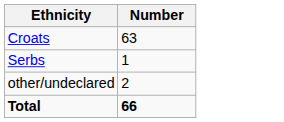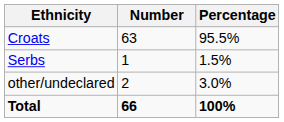+ column: (237, 15)
